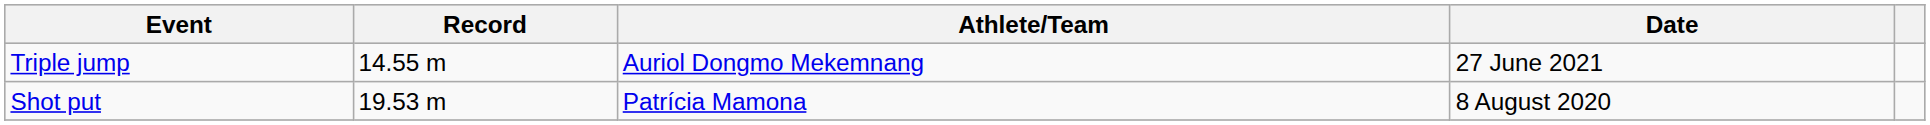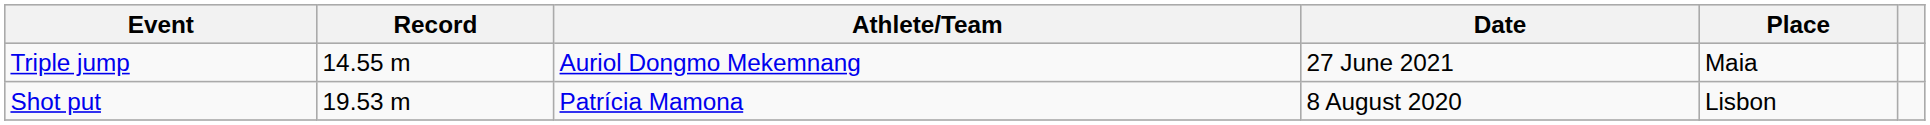+ column: (1798, 24)
